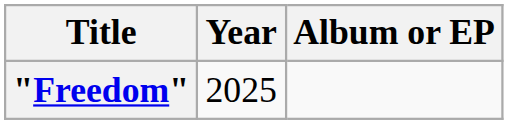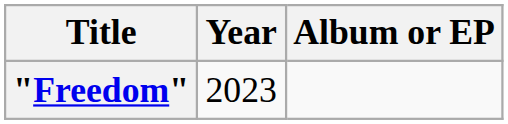(241, 89) 2025 -> (241, 89) 2023
